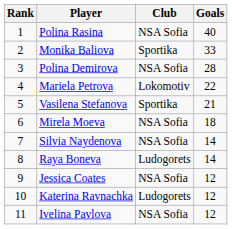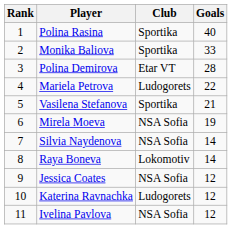(163, 31) NSA Sofia -> (158, 31) Sportika
(163, 68) NSA Sofia -> (157, 68) Etar VT
(164, 86) Lokomotiv -> (164, 86) Ludogorets
(210, 123) 18 -> (210, 123) 19
(164, 159) Ludogorets -> (164, 159) Lokomotiv
